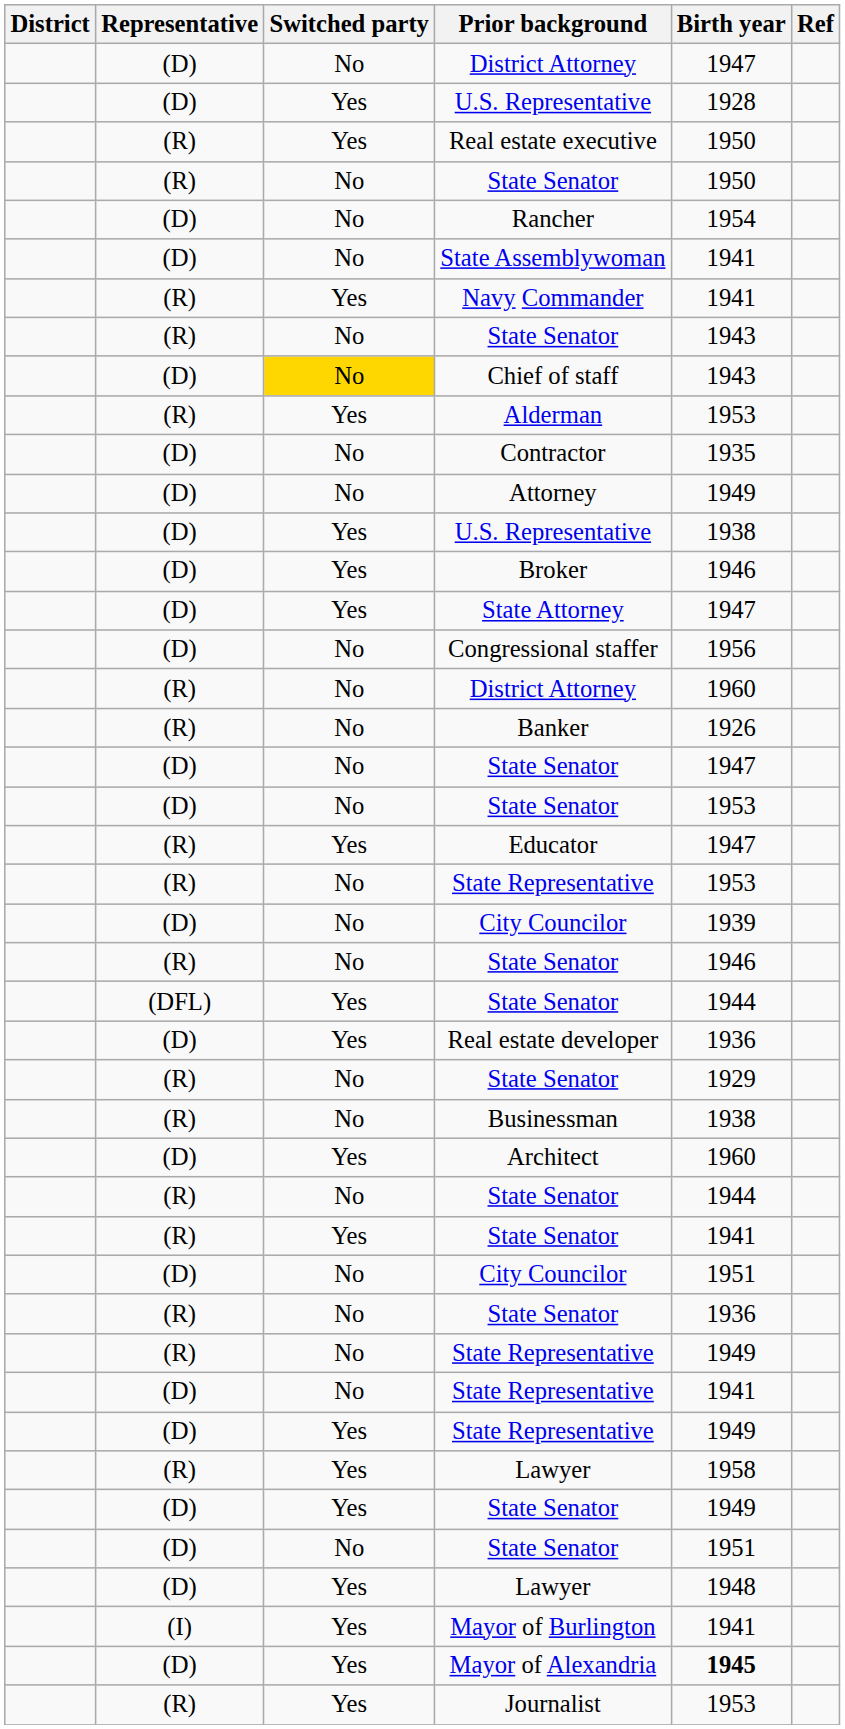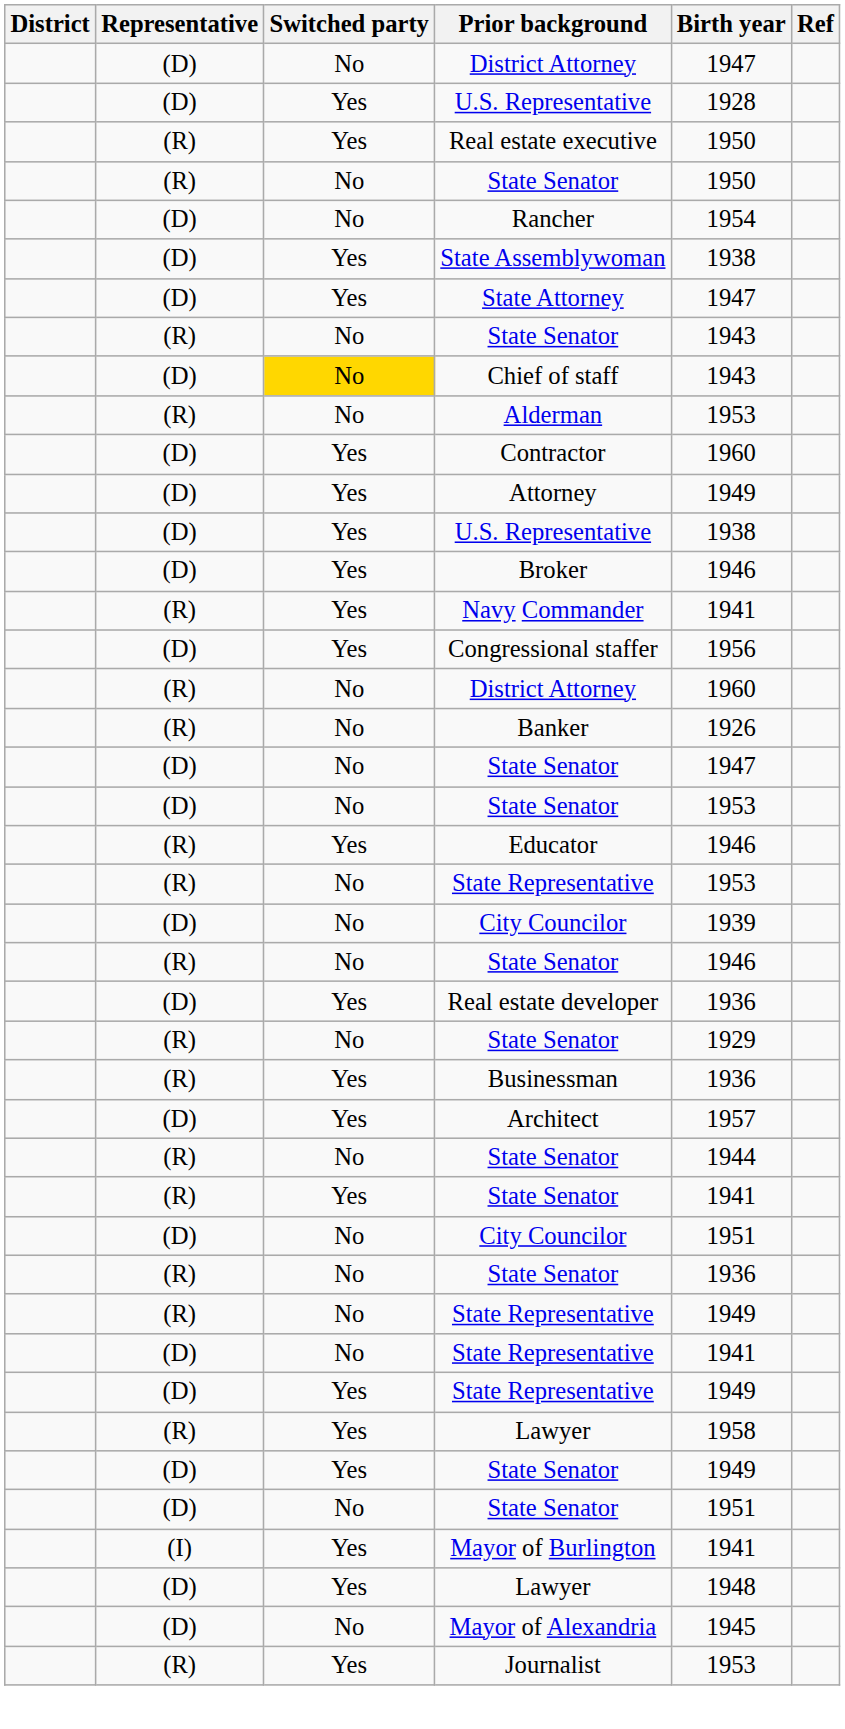(349, 258) No -> (349, 258) Yes
(731, 258) 1941 -> (731, 258) 1938
rows swapped: (180, 297) <-> (180, 610)
(349, 414) Yes -> (349, 414) No
(349, 453) No -> (349, 453) Yes
(731, 453) 1935 -> (731, 453) 1960
(349, 492) No -> (349, 492) Yes
(349, 649) No -> (349, 649) Yes
(731, 844) 1947 -> (731, 844) 1946
- row: (180, 1000)
(349, 1118) No -> (349, 1079) Yes
(731, 1118) 1938 -> (731, 1079) 1936
(731, 1157) 1960 -> (731, 1118) 1957
rows swapped: (180, 1587) <-> (180, 1626)
(349, 1665) Yes -> (349, 1626) No
(731, 1665) bold -> (731, 1626) normal
